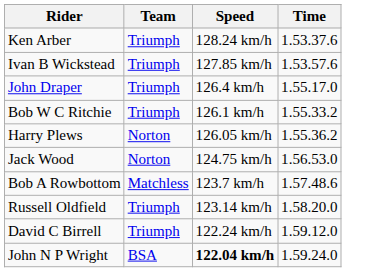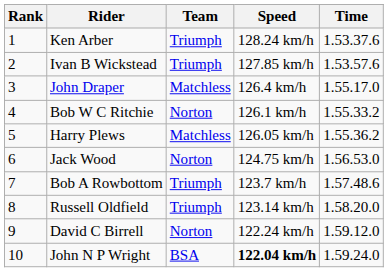+ column: (25, 16)
(154, 87) Triumph -> (200, 87) Matchless
(154, 111) Triumph -> (191, 111) Norton
(149, 135) Norton -> (200, 135) Matchless
(158, 183) Matchless -> (196, 183) Triumph
(154, 231) Triumph -> (191, 231) Norton
